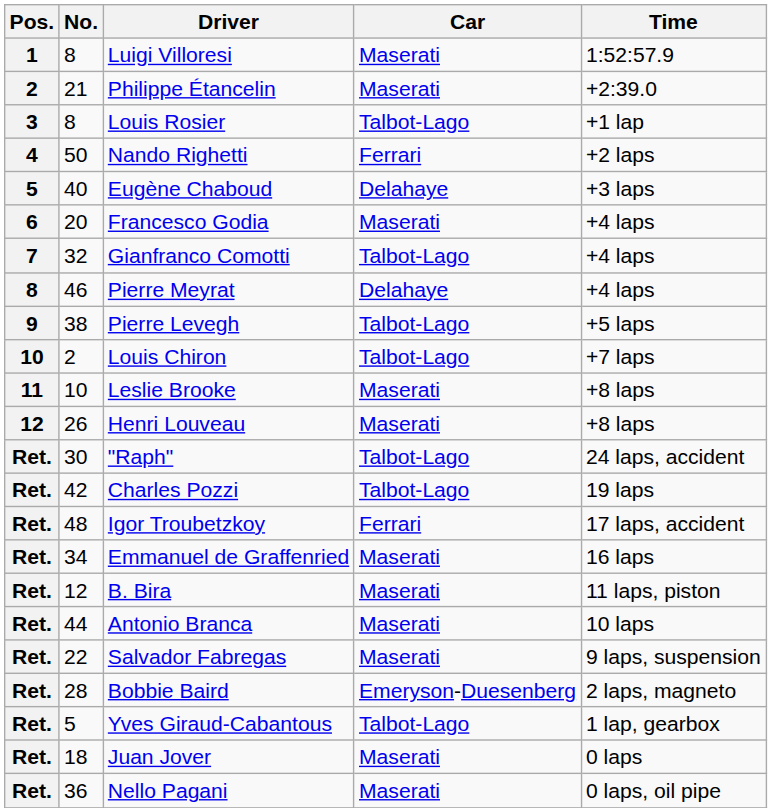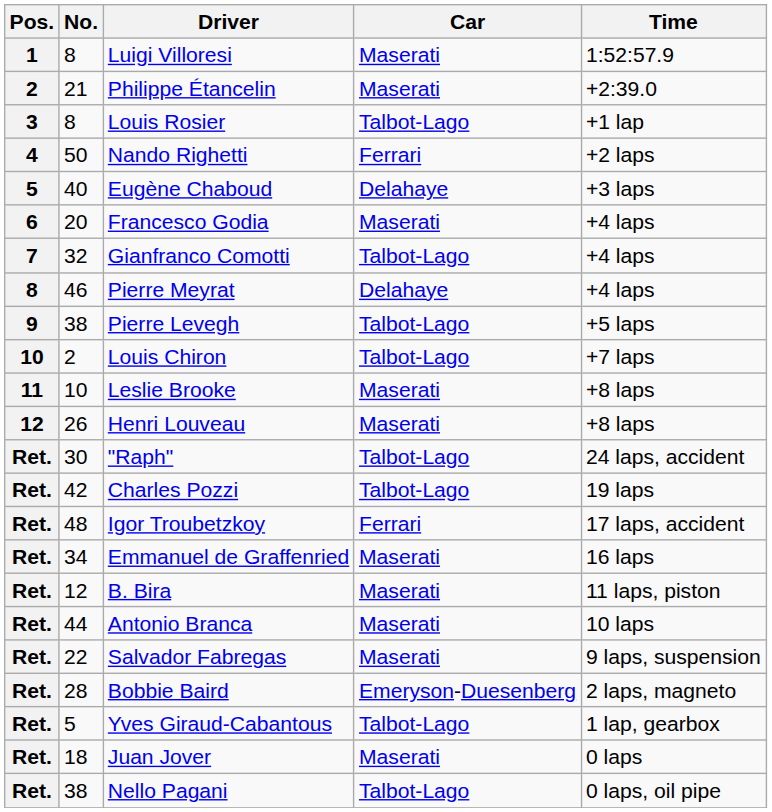(76, 791) 36 -> (76, 791) 38
(399, 791) Maserati -> (414, 791) Talbot-Lago
